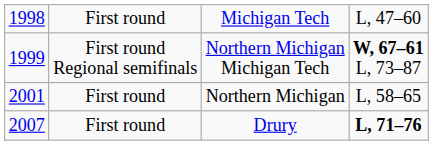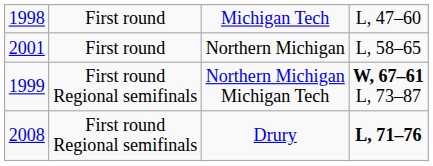rows swapped: (275, 57) <-> (275, 96)
(27, 125) 2007 -> (27, 135) 2008
(125, 125) First round -> (125, 135) First round Regional semifinals
